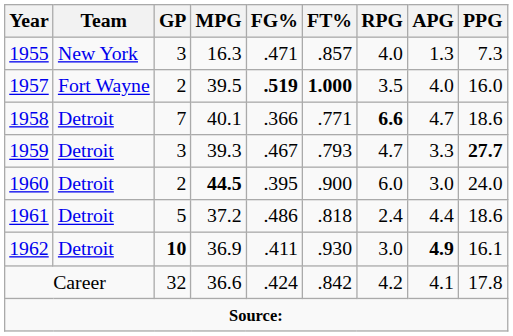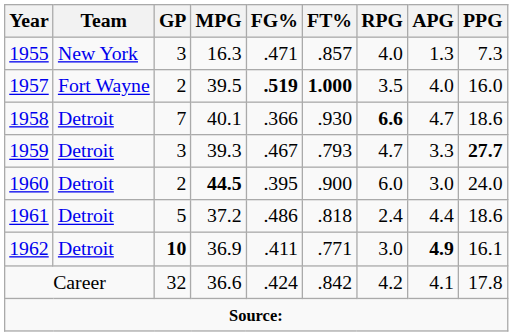(335, 118) .771 -> (335, 118) .930
(335, 249) .930 -> (335, 249) .771
